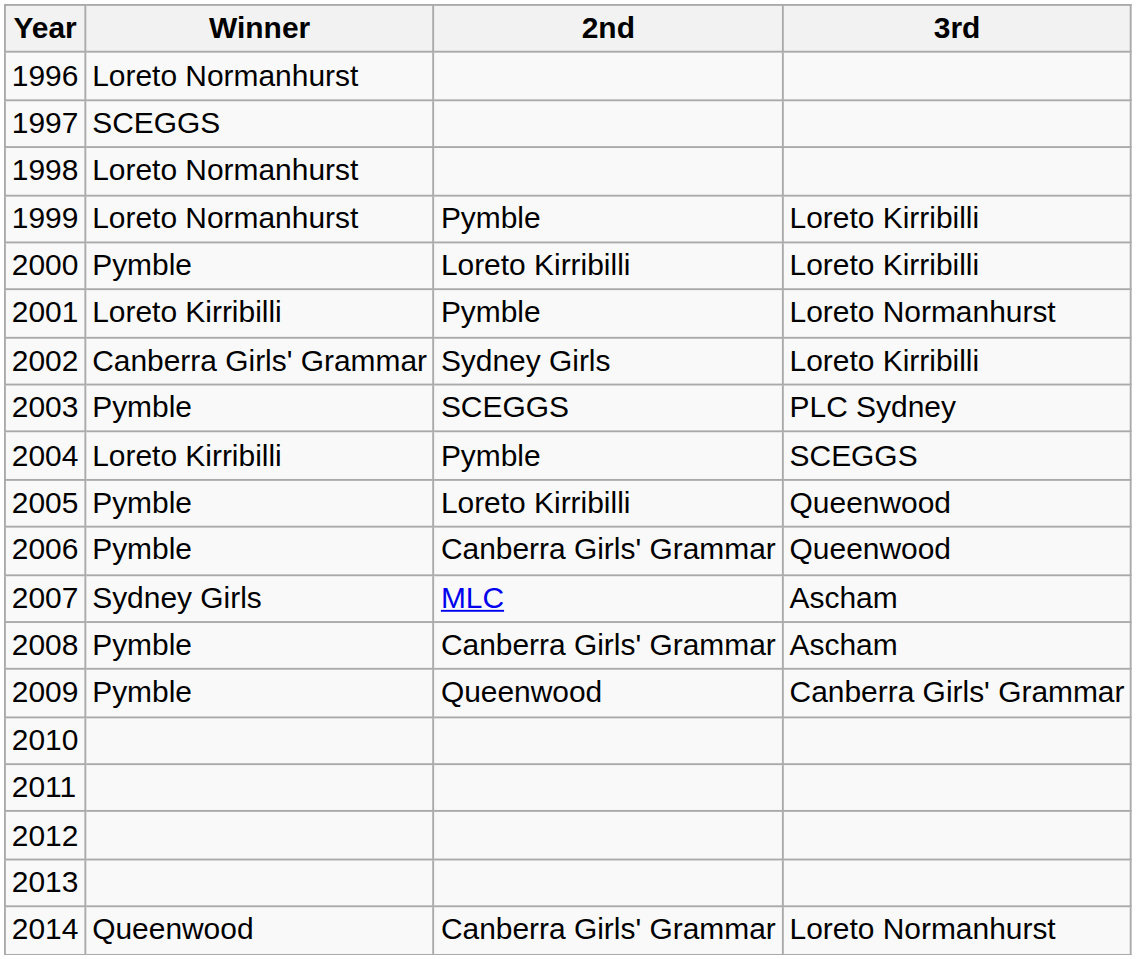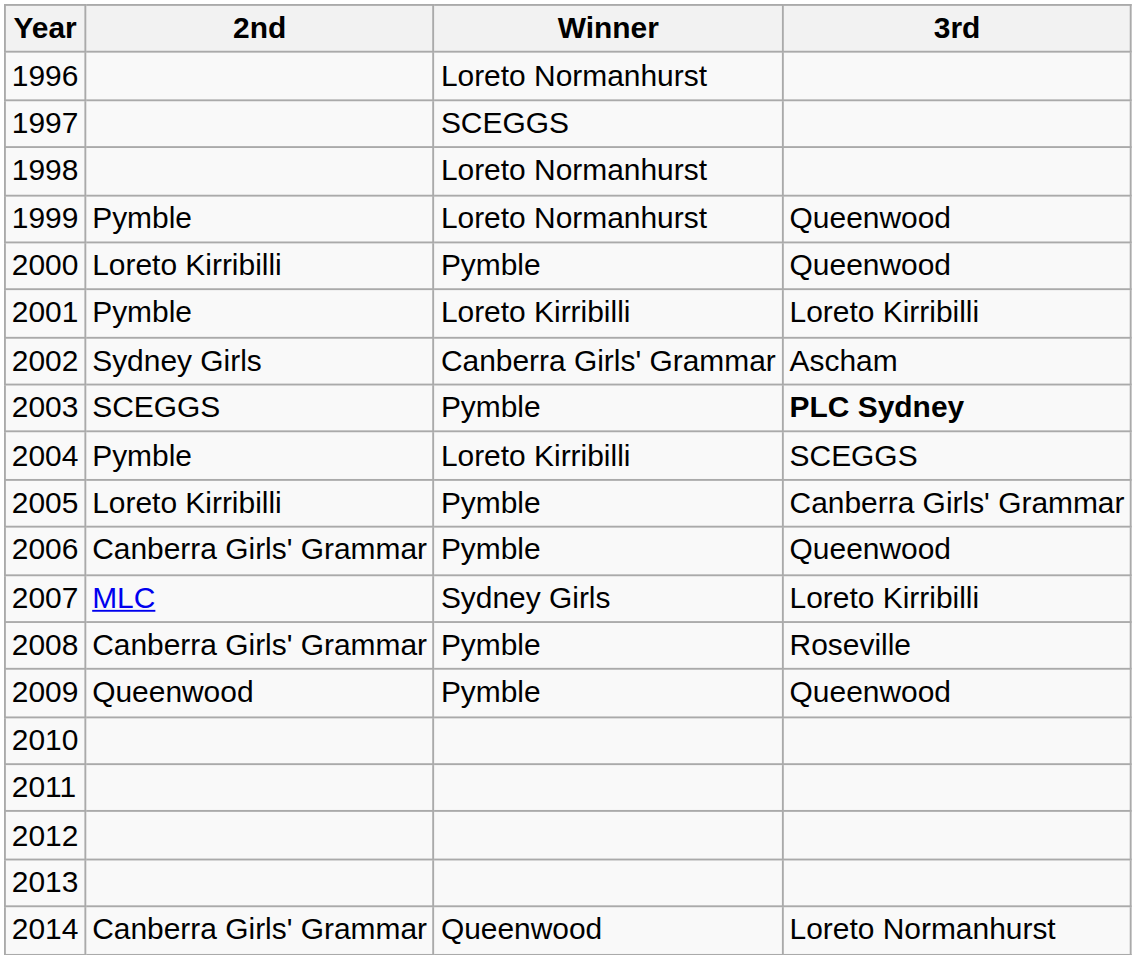columns swapped: (260, 28) <-> (608, 28)
(884, 218) Loreto Kirribilli -> (870, 218) Queenwood
(884, 265) Loreto Kirribilli -> (870, 265) Queenwood
(923, 312) Loreto Normanhurst -> (884, 312) Loreto Kirribilli
(884, 360) Loreto Kirribilli -> (844, 360) Ascham
(873, 407) normal -> (877, 407) bold
(870, 502) Queenwood -> (957, 502) Canberra Girls' Grammar
(844, 597) Ascham -> (884, 597) Loreto Kirribilli
(844, 645) Ascham -> (850, 645) Roseville
(957, 692) Canberra Girls' Grammar -> (870, 692) Queenwood
